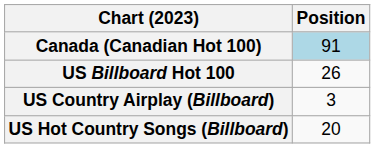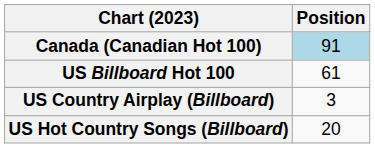(331, 73) 26 -> (331, 73) 61
